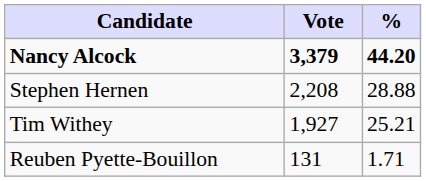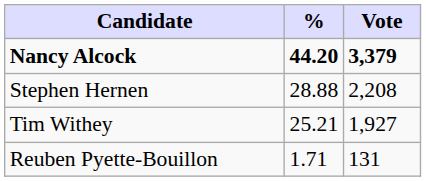columns swapped: (323, 21) <-> (391, 21)
